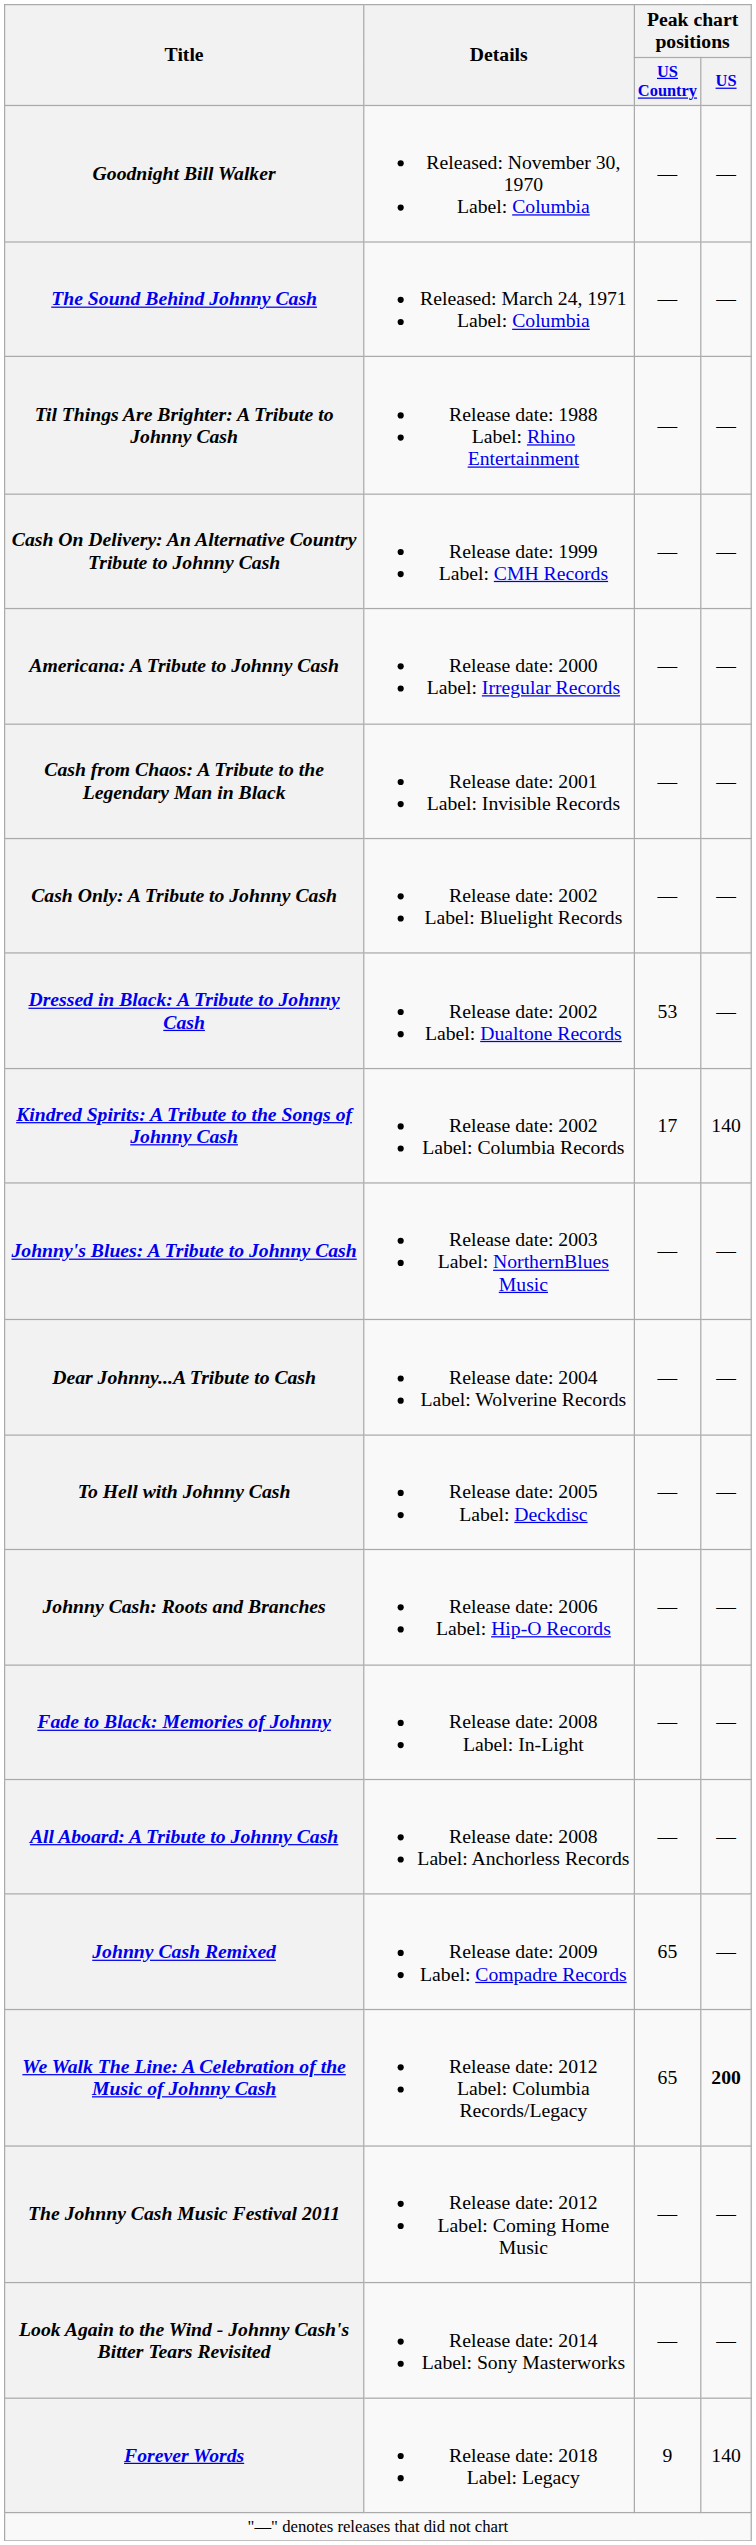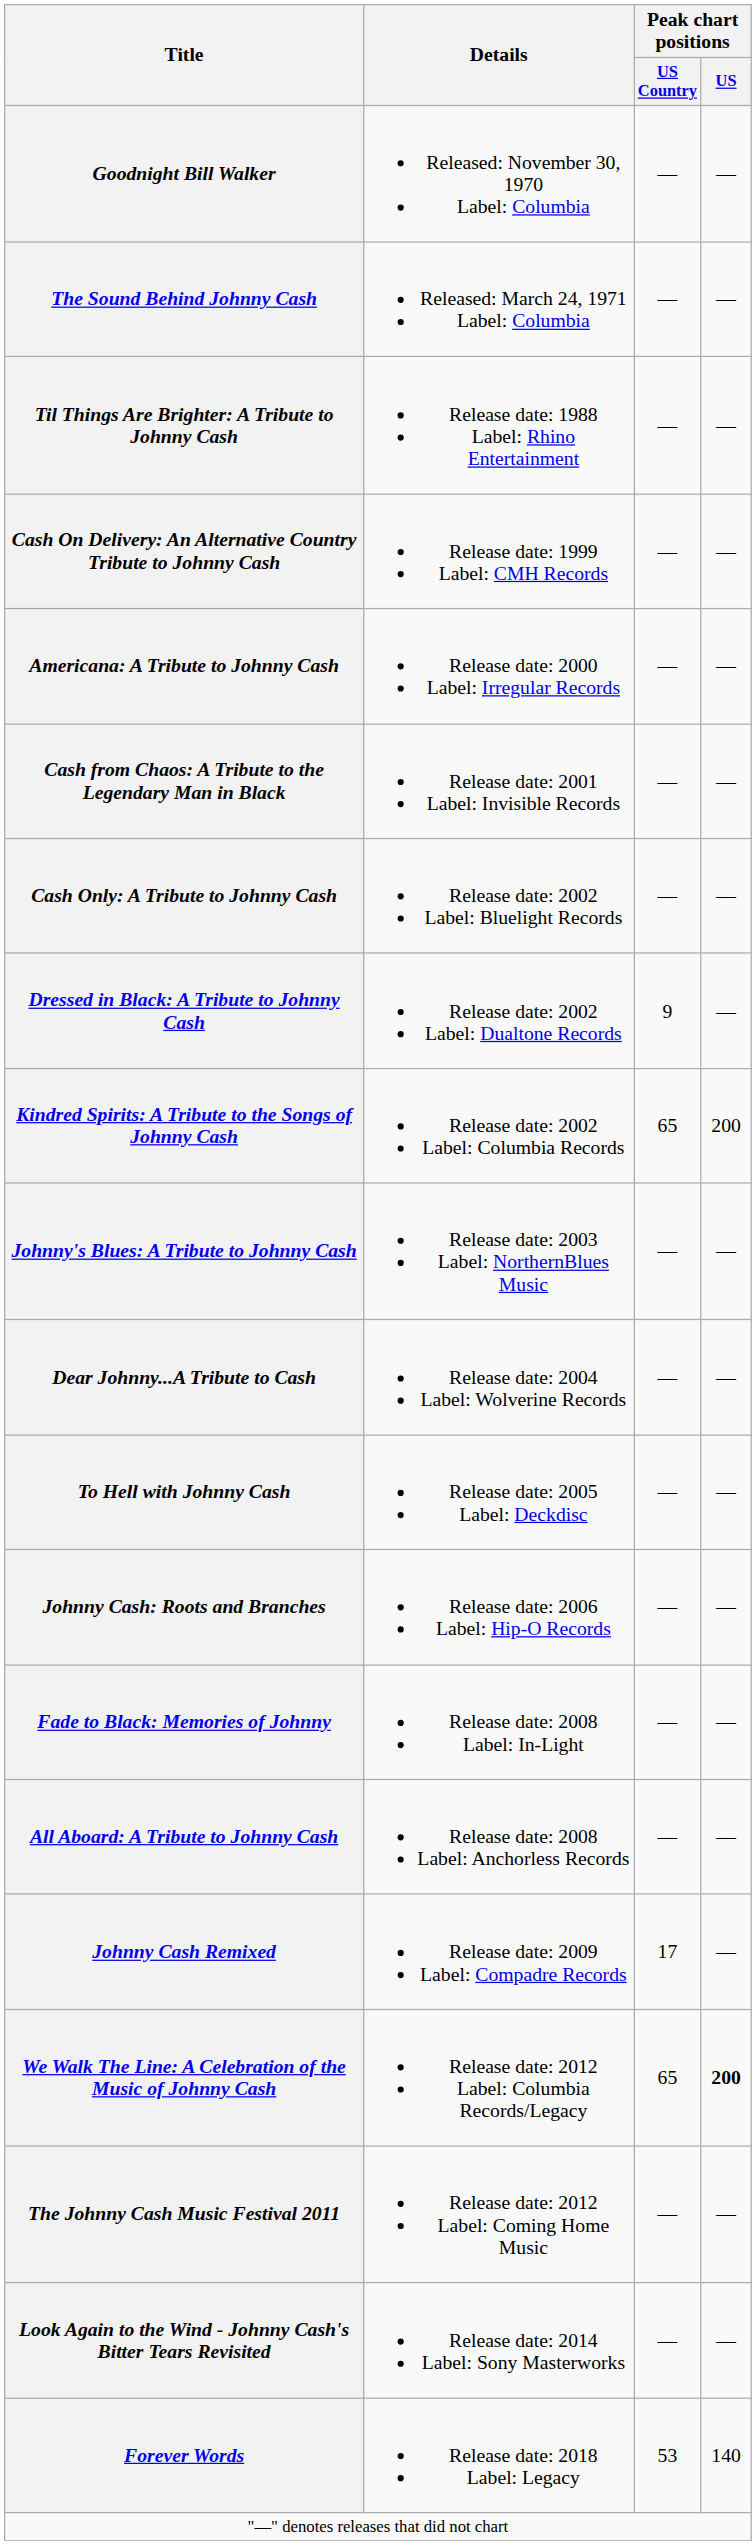(667, 1010) 53 -> (667, 1010) 9
(667, 1125) 17 -> (667, 1125) 65
(726, 1125) 140 -> (726, 1125) 200
(667, 1951) 65 -> (667, 1951) 17
(667, 2455) 9 -> (667, 2455) 53
